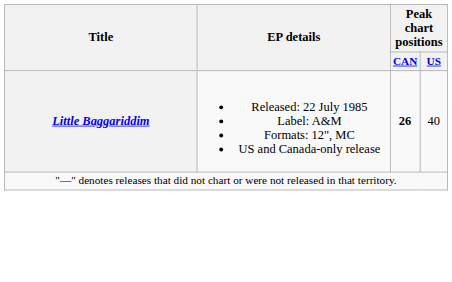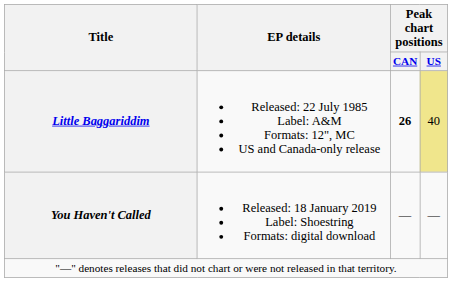(434, 121) no background -> (434, 121) khaki background
+ row: (101, 215)
